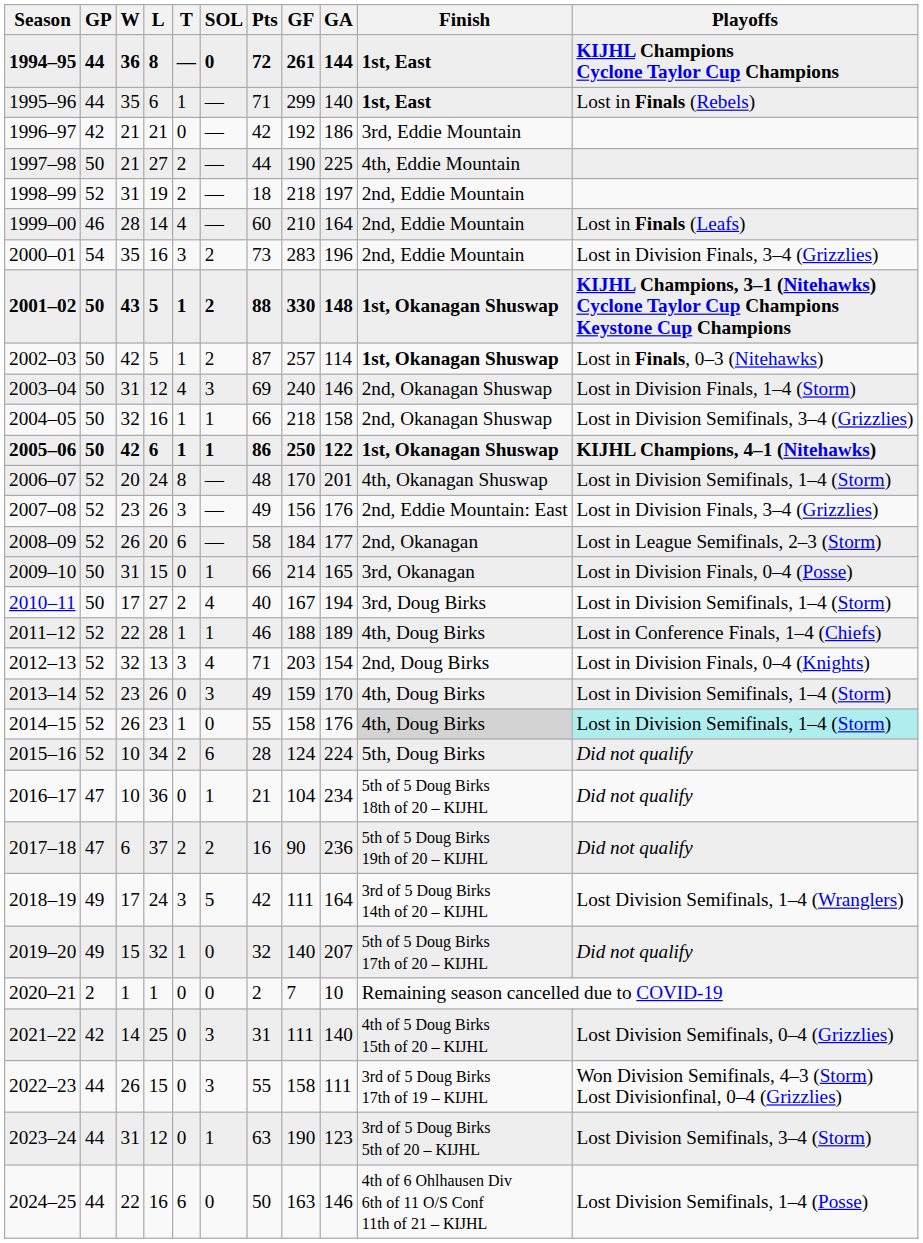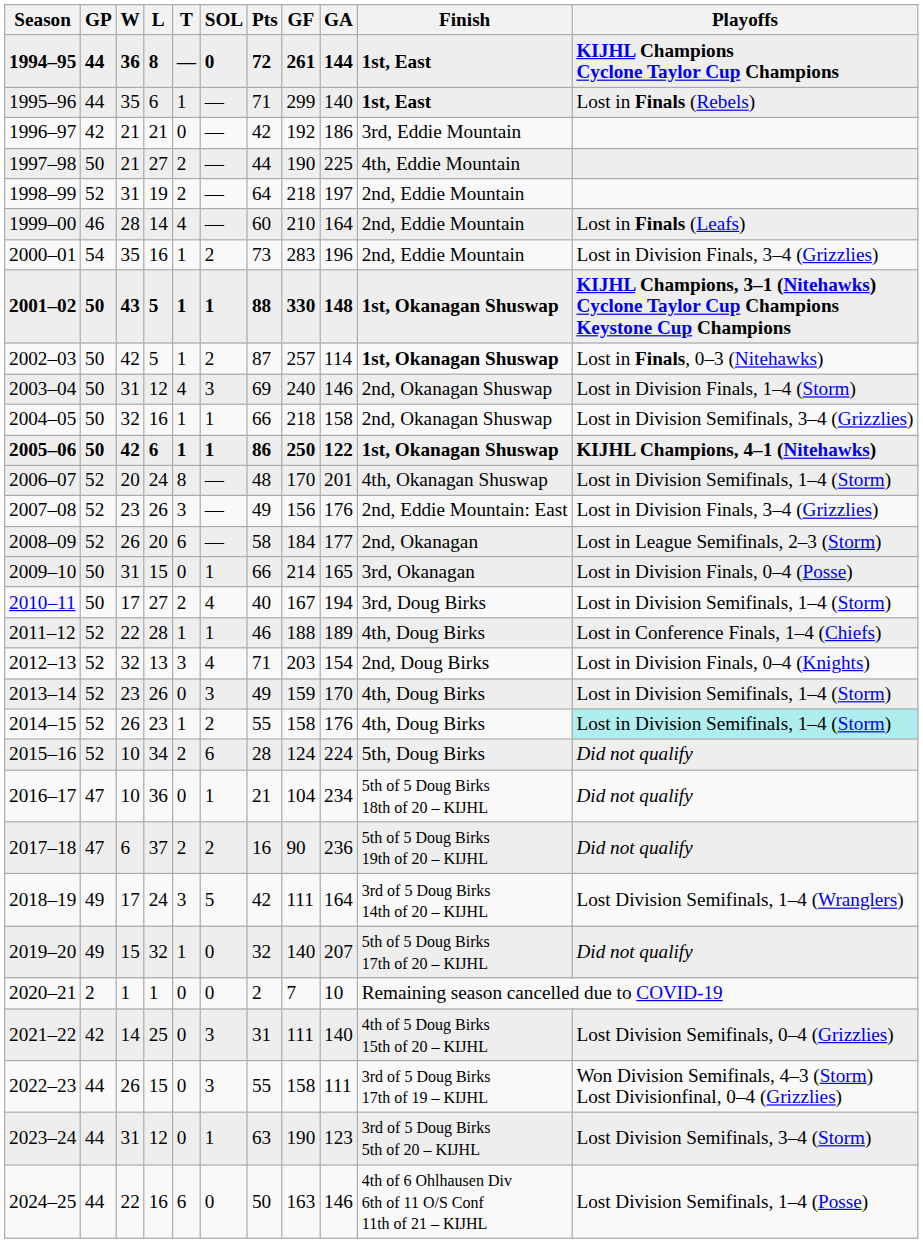(262, 193) 18 -> (262, 193) 64
(181, 254) 3 -> (181, 254) 1
(210, 306) 2 -> (210, 306) 1
(210, 723) 0 -> (210, 723) 2
(423, 723) lightgrey background -> (423, 723) no background
